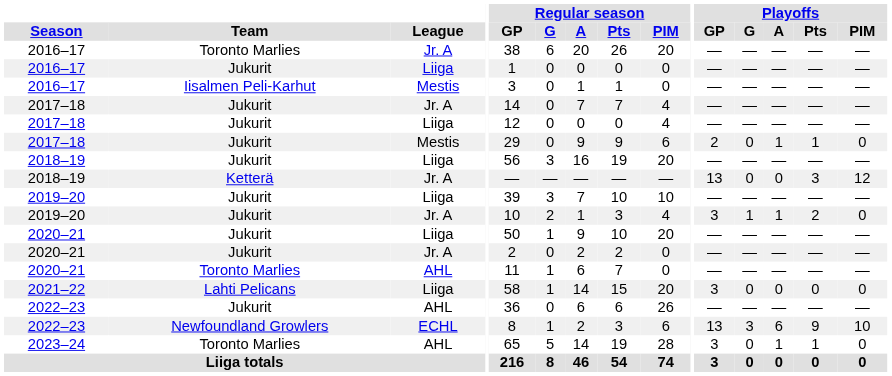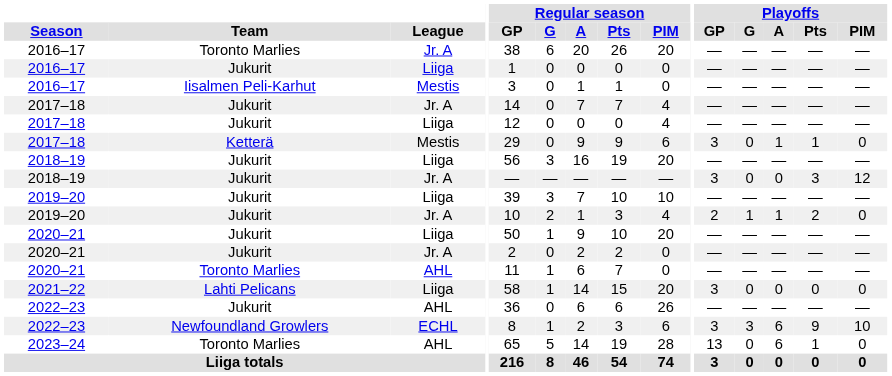(250, 142) Jukurit -> (250, 142) Ketterä
(714, 142) 2 -> (714, 142) 3
(250, 178) Ketterä -> (250, 178) Jukurit
(714, 178) 13 -> (714, 178) 3
(714, 215) 3 -> (714, 215) 2
(714, 326) 13 -> (714, 326) 3
(714, 344) 3 -> (714, 344) 13
(779, 344) 1 -> (779, 344) 6
